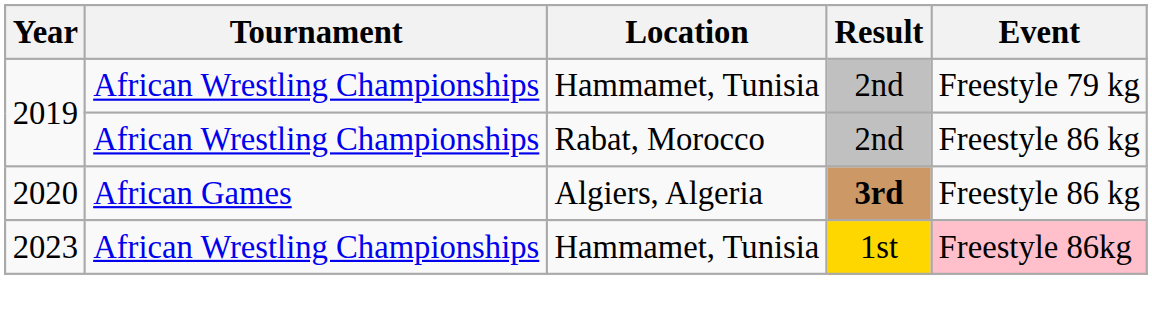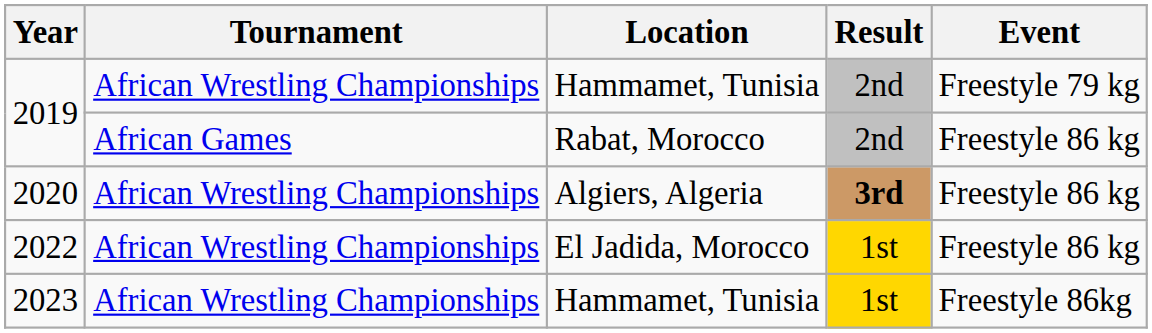(316, 139) African Wrestling Championships -> (192, 139) African Games
(192, 193) African Games -> (316, 193) African Wrestling Championships
+ row: (45, 247)
(1035, 247) pink background -> (1035, 301) no background
